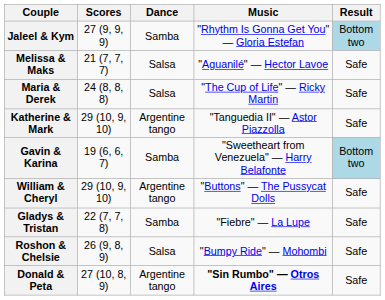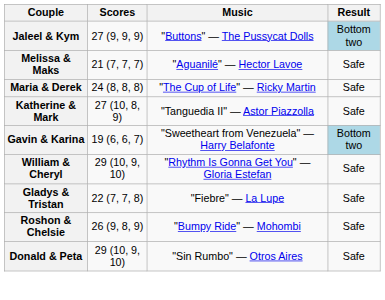- column: (162, 13)
(263, 36) "Rhythm Is Gonna Get You" — Gloria Estefan -> (237, 36) "Buttons" — The Pussycat Dolls
(104, 123) 29 (10, 9, 10) -> (117, 111) 27 (10, 8, 9)
(263, 193) "Buttons" — The Pussycat Dolls -> (237, 169) "Rhythm Is Gonna Get You" — Gloria Estefan
(104, 280) 27 (10, 8, 9) -> (117, 256) 29 (10, 9, 10)
(263, 280) bold -> (237, 256) normal
